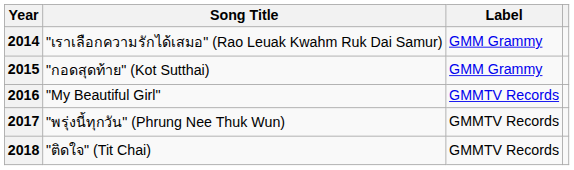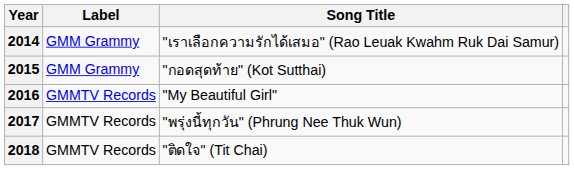columns swapped: (244, 15) <-> (504, 15)
